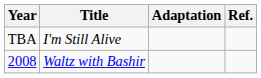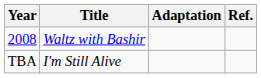rows swapped: (22, 61) <-> (22, 38)
